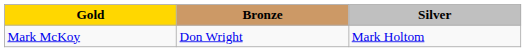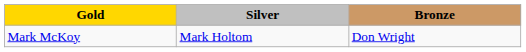columns swapped: (435, 15) <-> (263, 15)
